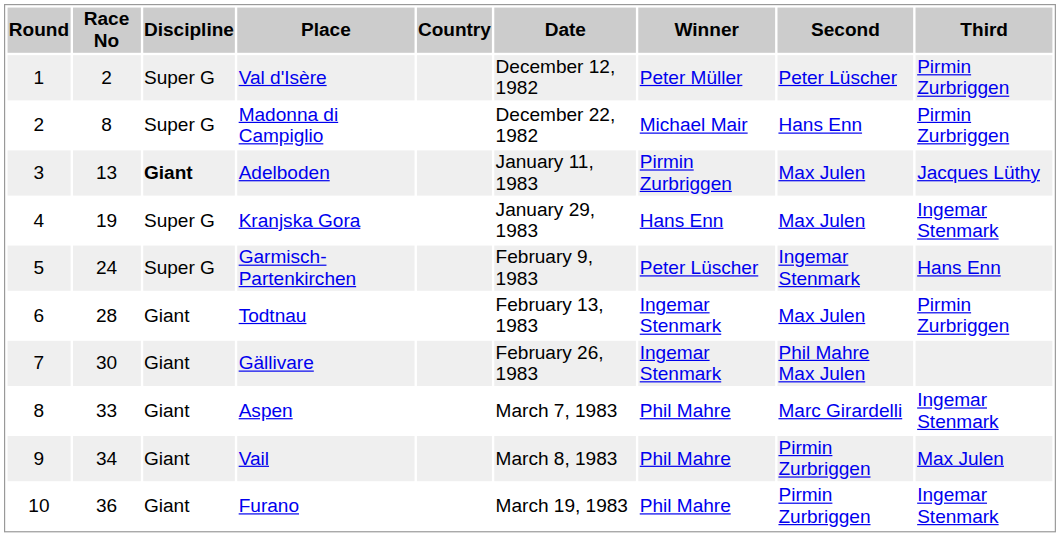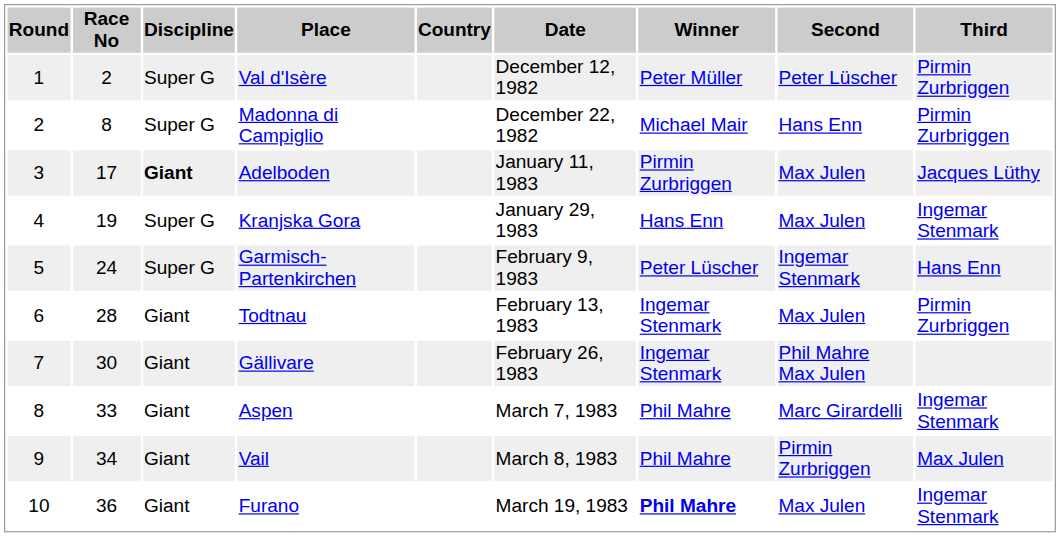(106, 172) 13 -> (106, 172) 17
(685, 506) normal -> (688, 506) bold
(824, 506) Pirmin Zurbriggen -> (822, 506) Max Julen
